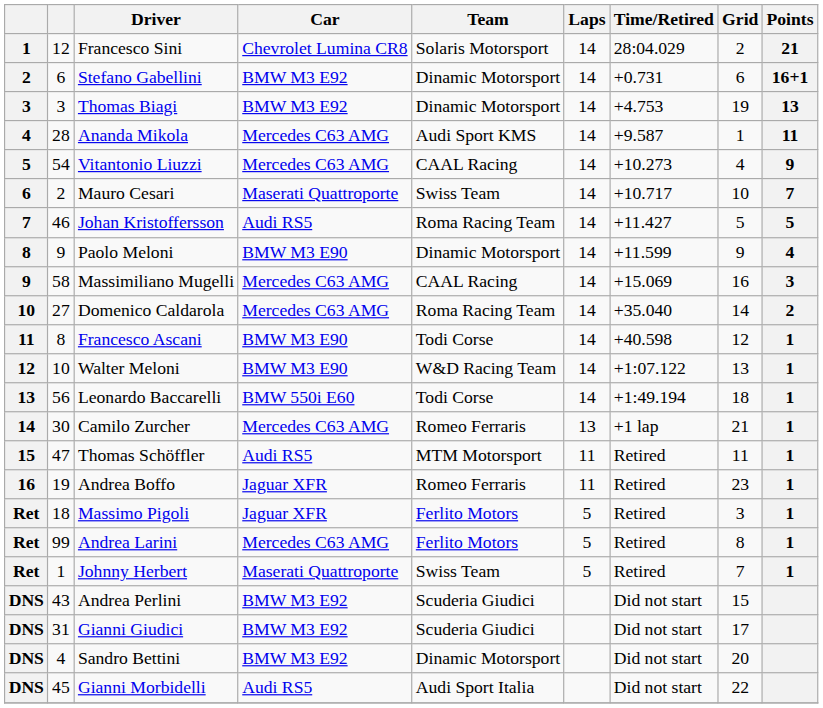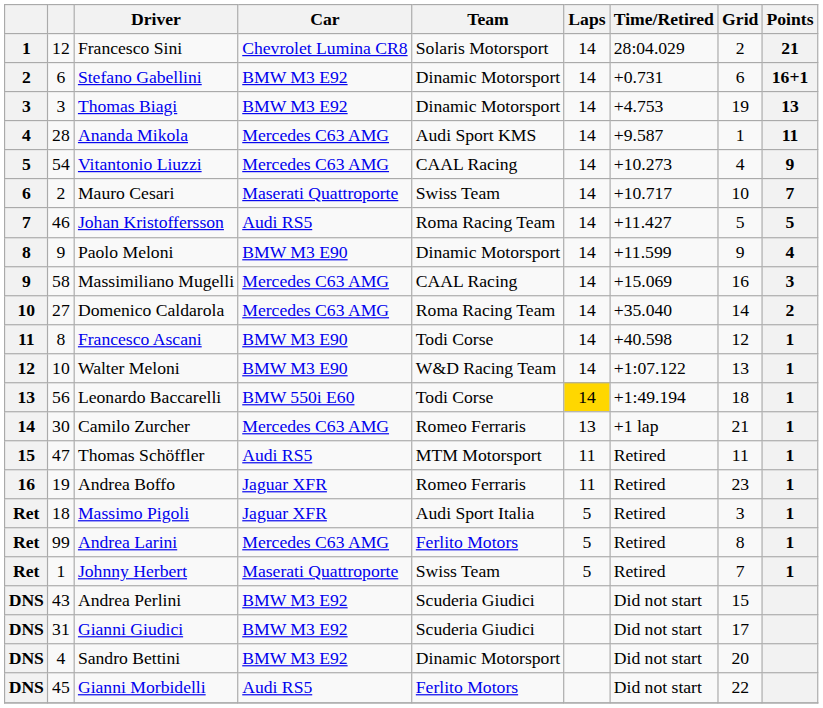(587, 397) no background -> (587, 397) gold background
(467, 513) Ferlito Motors -> (475, 513) Audi Sport Italia
(475, 687) Audi Sport Italia -> (467, 687) Ferlito Motors
